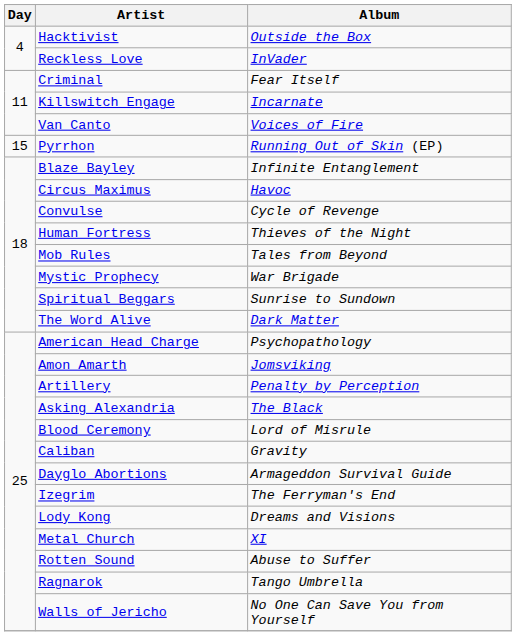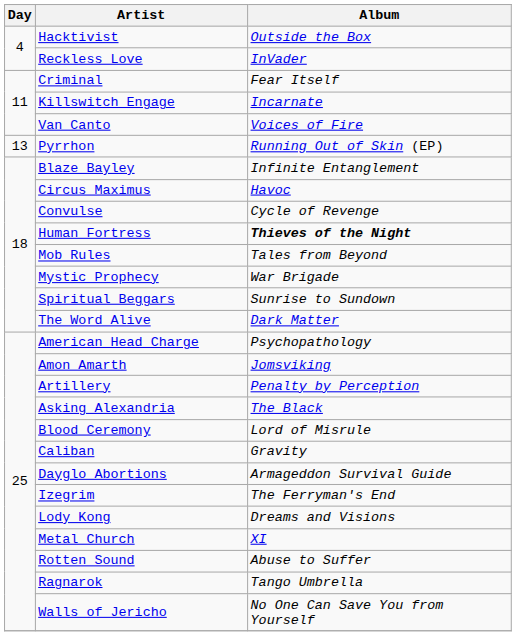(20, 146) 15 -> (20, 146) 13
(331, 234) normal -> (331, 234) bold
